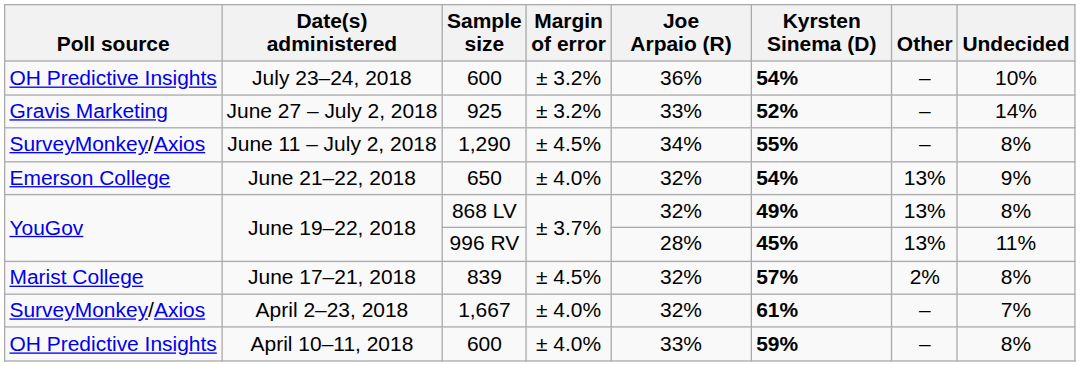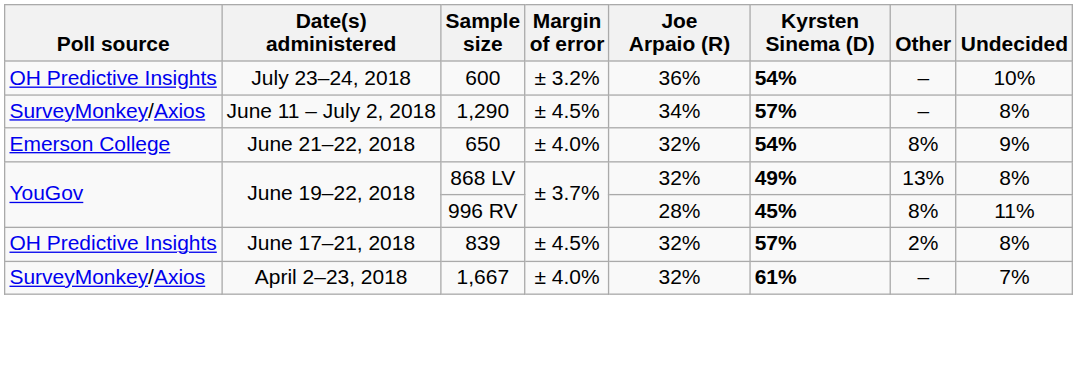- row: (332, 111)
(777, 144) 55% -> (776, 111) 57%
(925, 177) 13% -> (923, 144) 8%
(925, 244) 13% -> (923, 210) 8%
(76, 277) Marist College -> (113, 244) OH Predictive Insights
- row: (332, 343)
